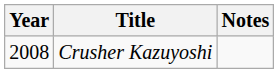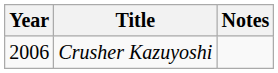(29, 52) 2008 -> (29, 52) 2006
